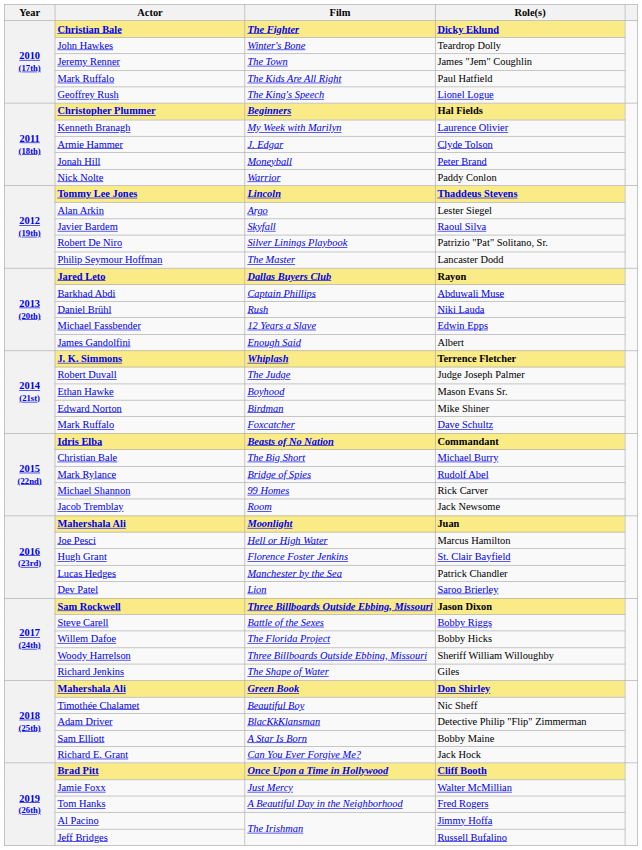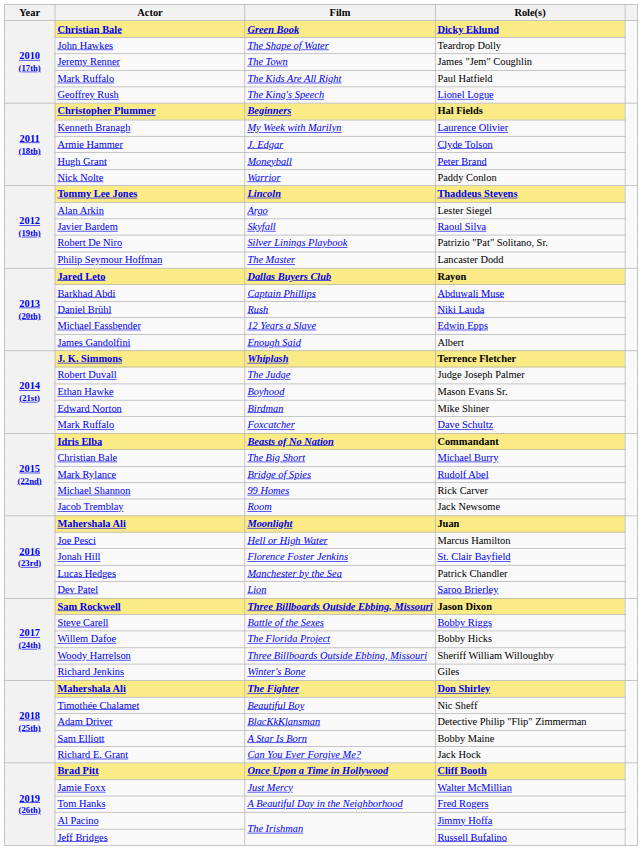(273, 29) The Fighter -> (273, 29) Green Book
(276, 45) Winter's Bone -> (288, 45) The Shape of Water
(79, 161) Jonah Hill -> (82, 161) Hugh Grant
(82, 557) Hugh Grant -> (79, 557) Jonah Hill
(288, 672) The Shape of Water -> (276, 672) Winter's Bone
(273, 688) Green Book -> (273, 688) The Fighter
